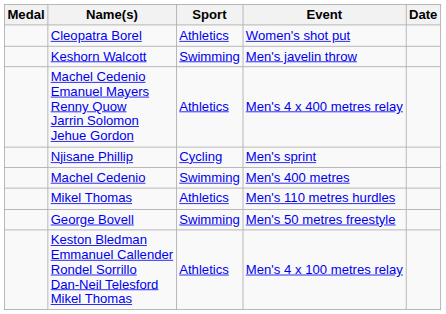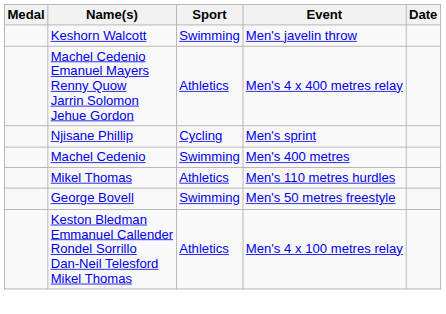- row: (96, 35)
